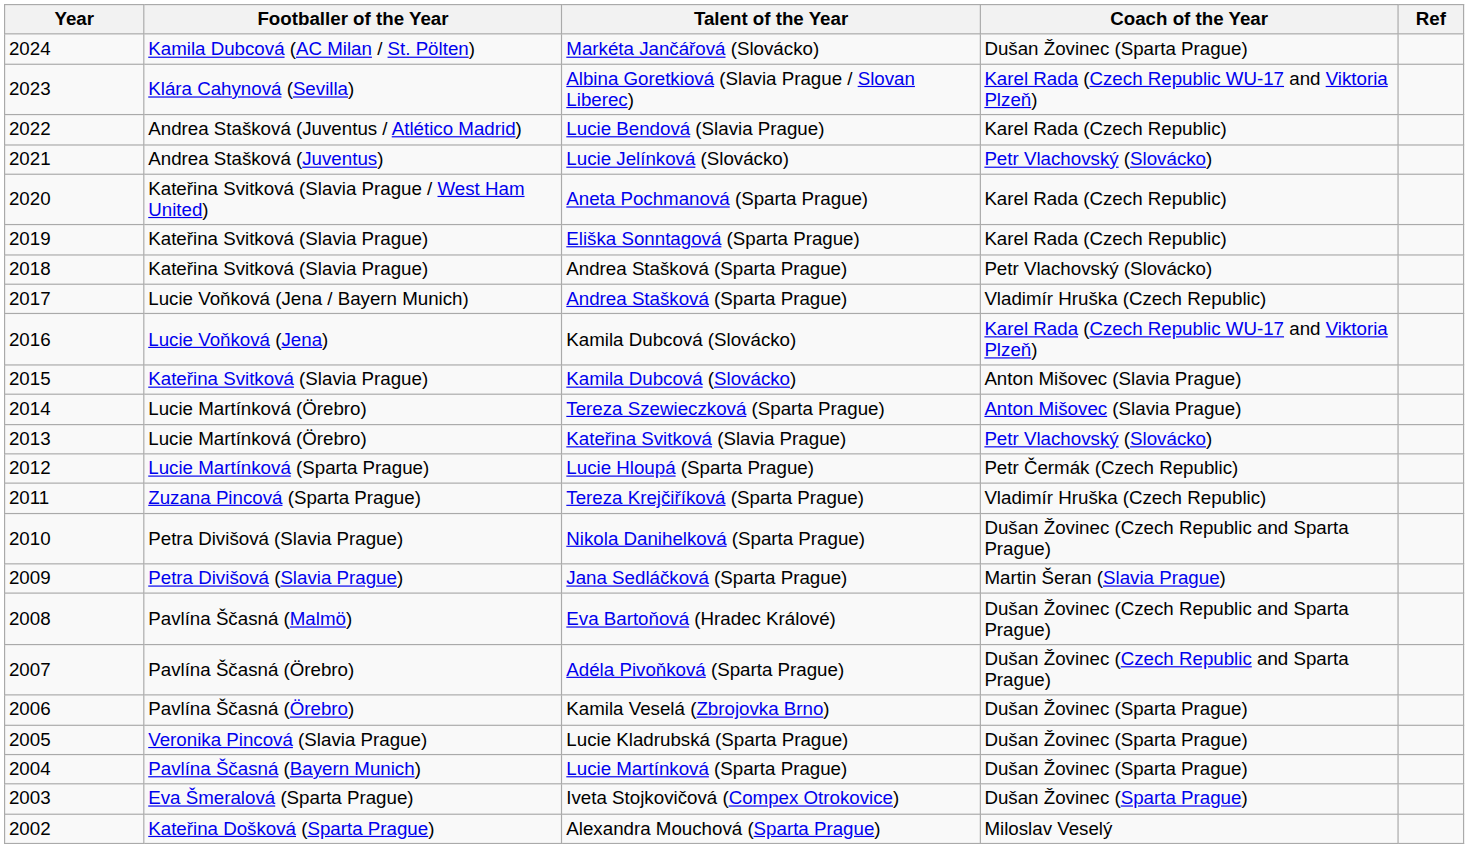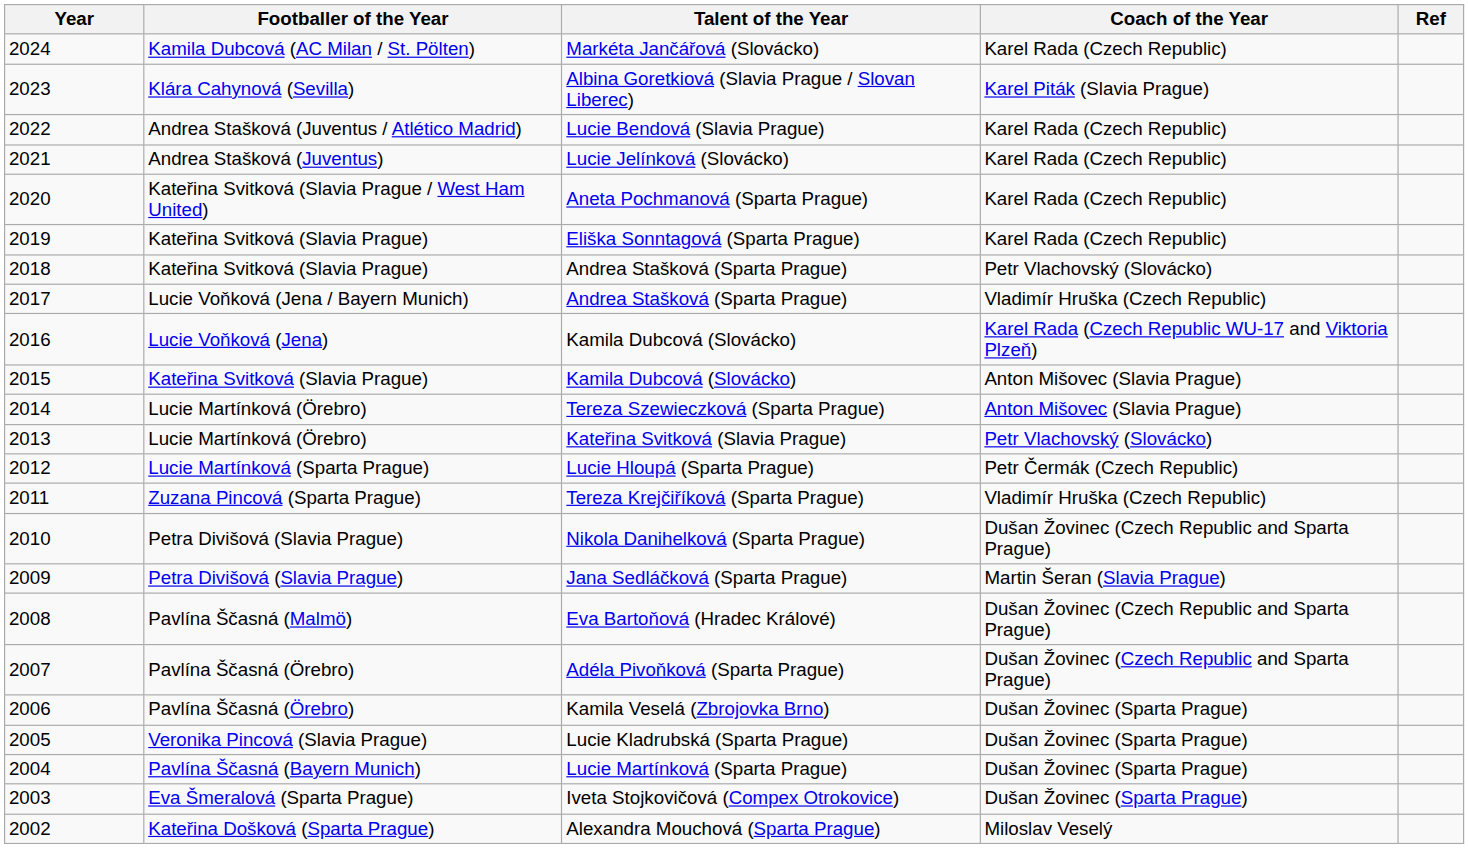(1116, 49) Dušan Žovinec (Sparta Prague) -> (1106, 49) Karel Rada (Czech Republic)
(1186, 89) Karel Rada (Czech Republic WU-17 and Viktoria Plzeň) -> (1097, 89) Karel Piták (Slavia Prague)
(1098, 159) Petr Vlachovský (Slovácko) -> (1106, 159) Karel Rada (Czech Republic)
